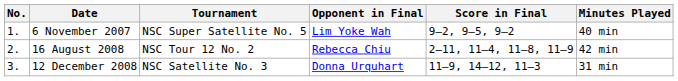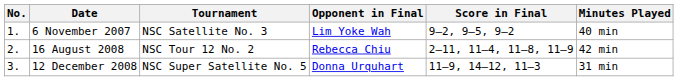(225, 31) NSC Super Satellite No. 5 -> (205, 31) NSC Satellite No. 3
(205, 67) NSC Satellite No. 3 -> (225, 67) NSC Super Satellite No. 5
